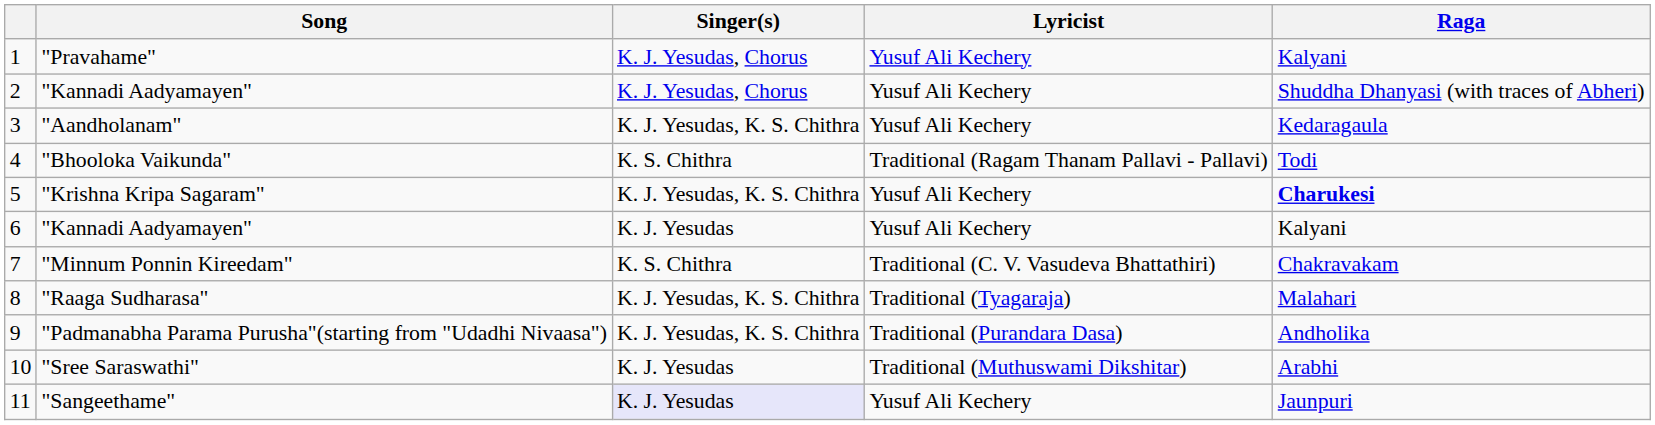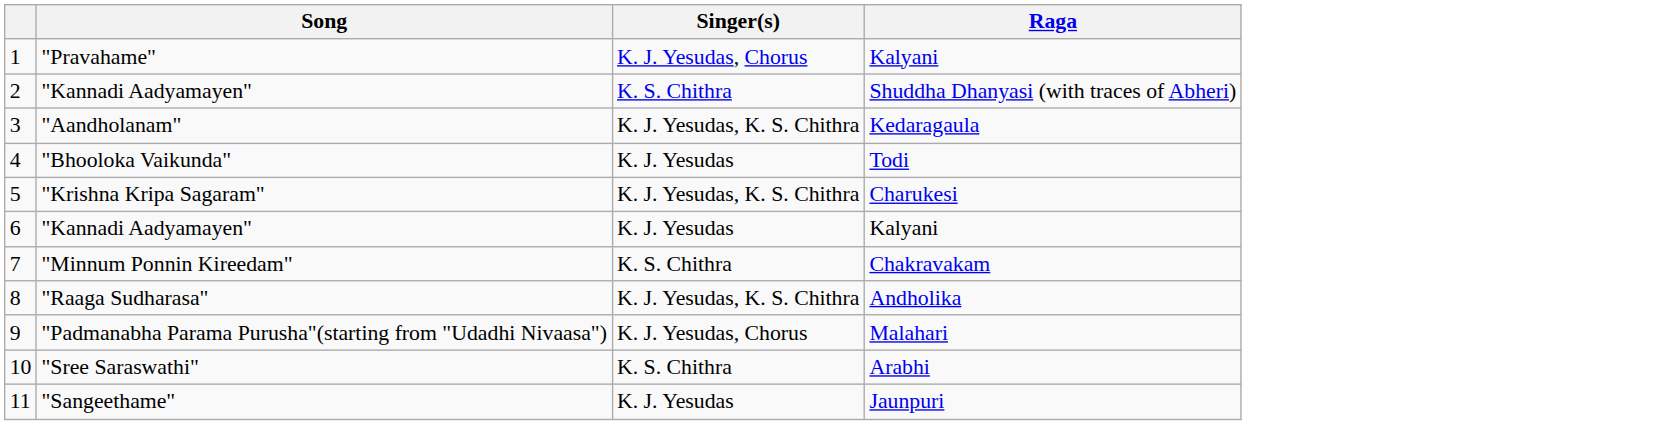- column: (1069, 21)
(712, 90) K. J. Yesudas, Chorus -> (674, 90) K. S. Chithra
(674, 159) K. S. Chithra -> (675, 159) K. J. Yesudas
(1326, 194) bold -> (914, 194) normal
(1317, 297) Malahari -> (915, 297) Andholika
(738, 332) K. J. Yesudas, K. S. Chithra -> (712, 332) K. J. Yesudas, Chorus
(1324, 332) Andholika -> (909, 332) Malahari
(675, 366) K. J. Yesudas -> (674, 366) K. S. Chithra
(675, 401) lavender background -> (675, 401) no background
